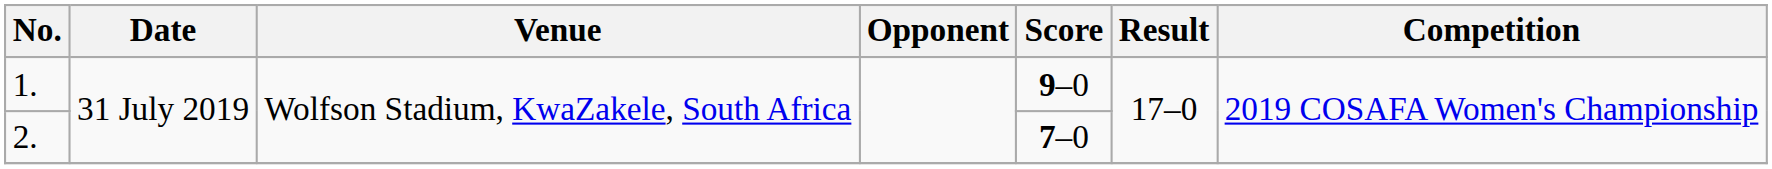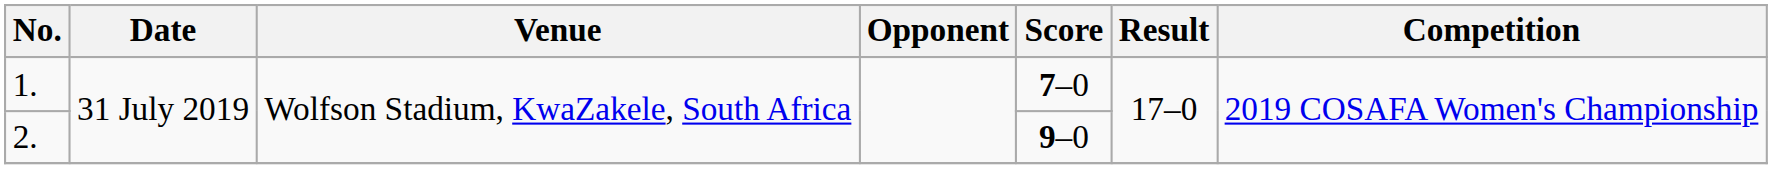(1064, 83) 9–0 -> (1064, 83) 7–0
(1064, 136) 7–0 -> (1064, 136) 9–0
